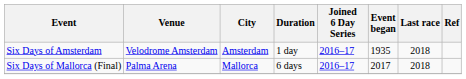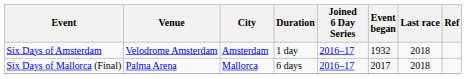(380, 50) 1935 -> (380, 50) 1932
